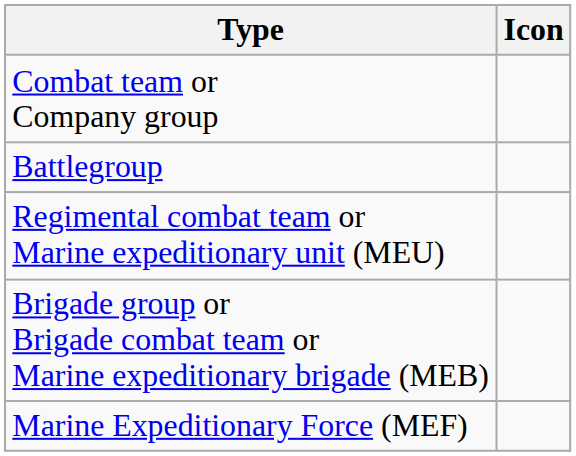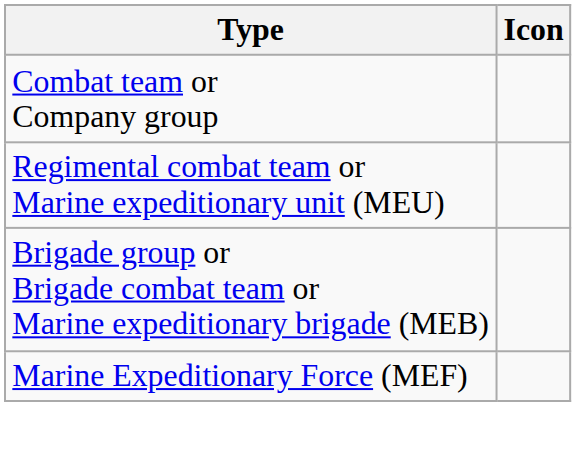- row: (88, 166)
